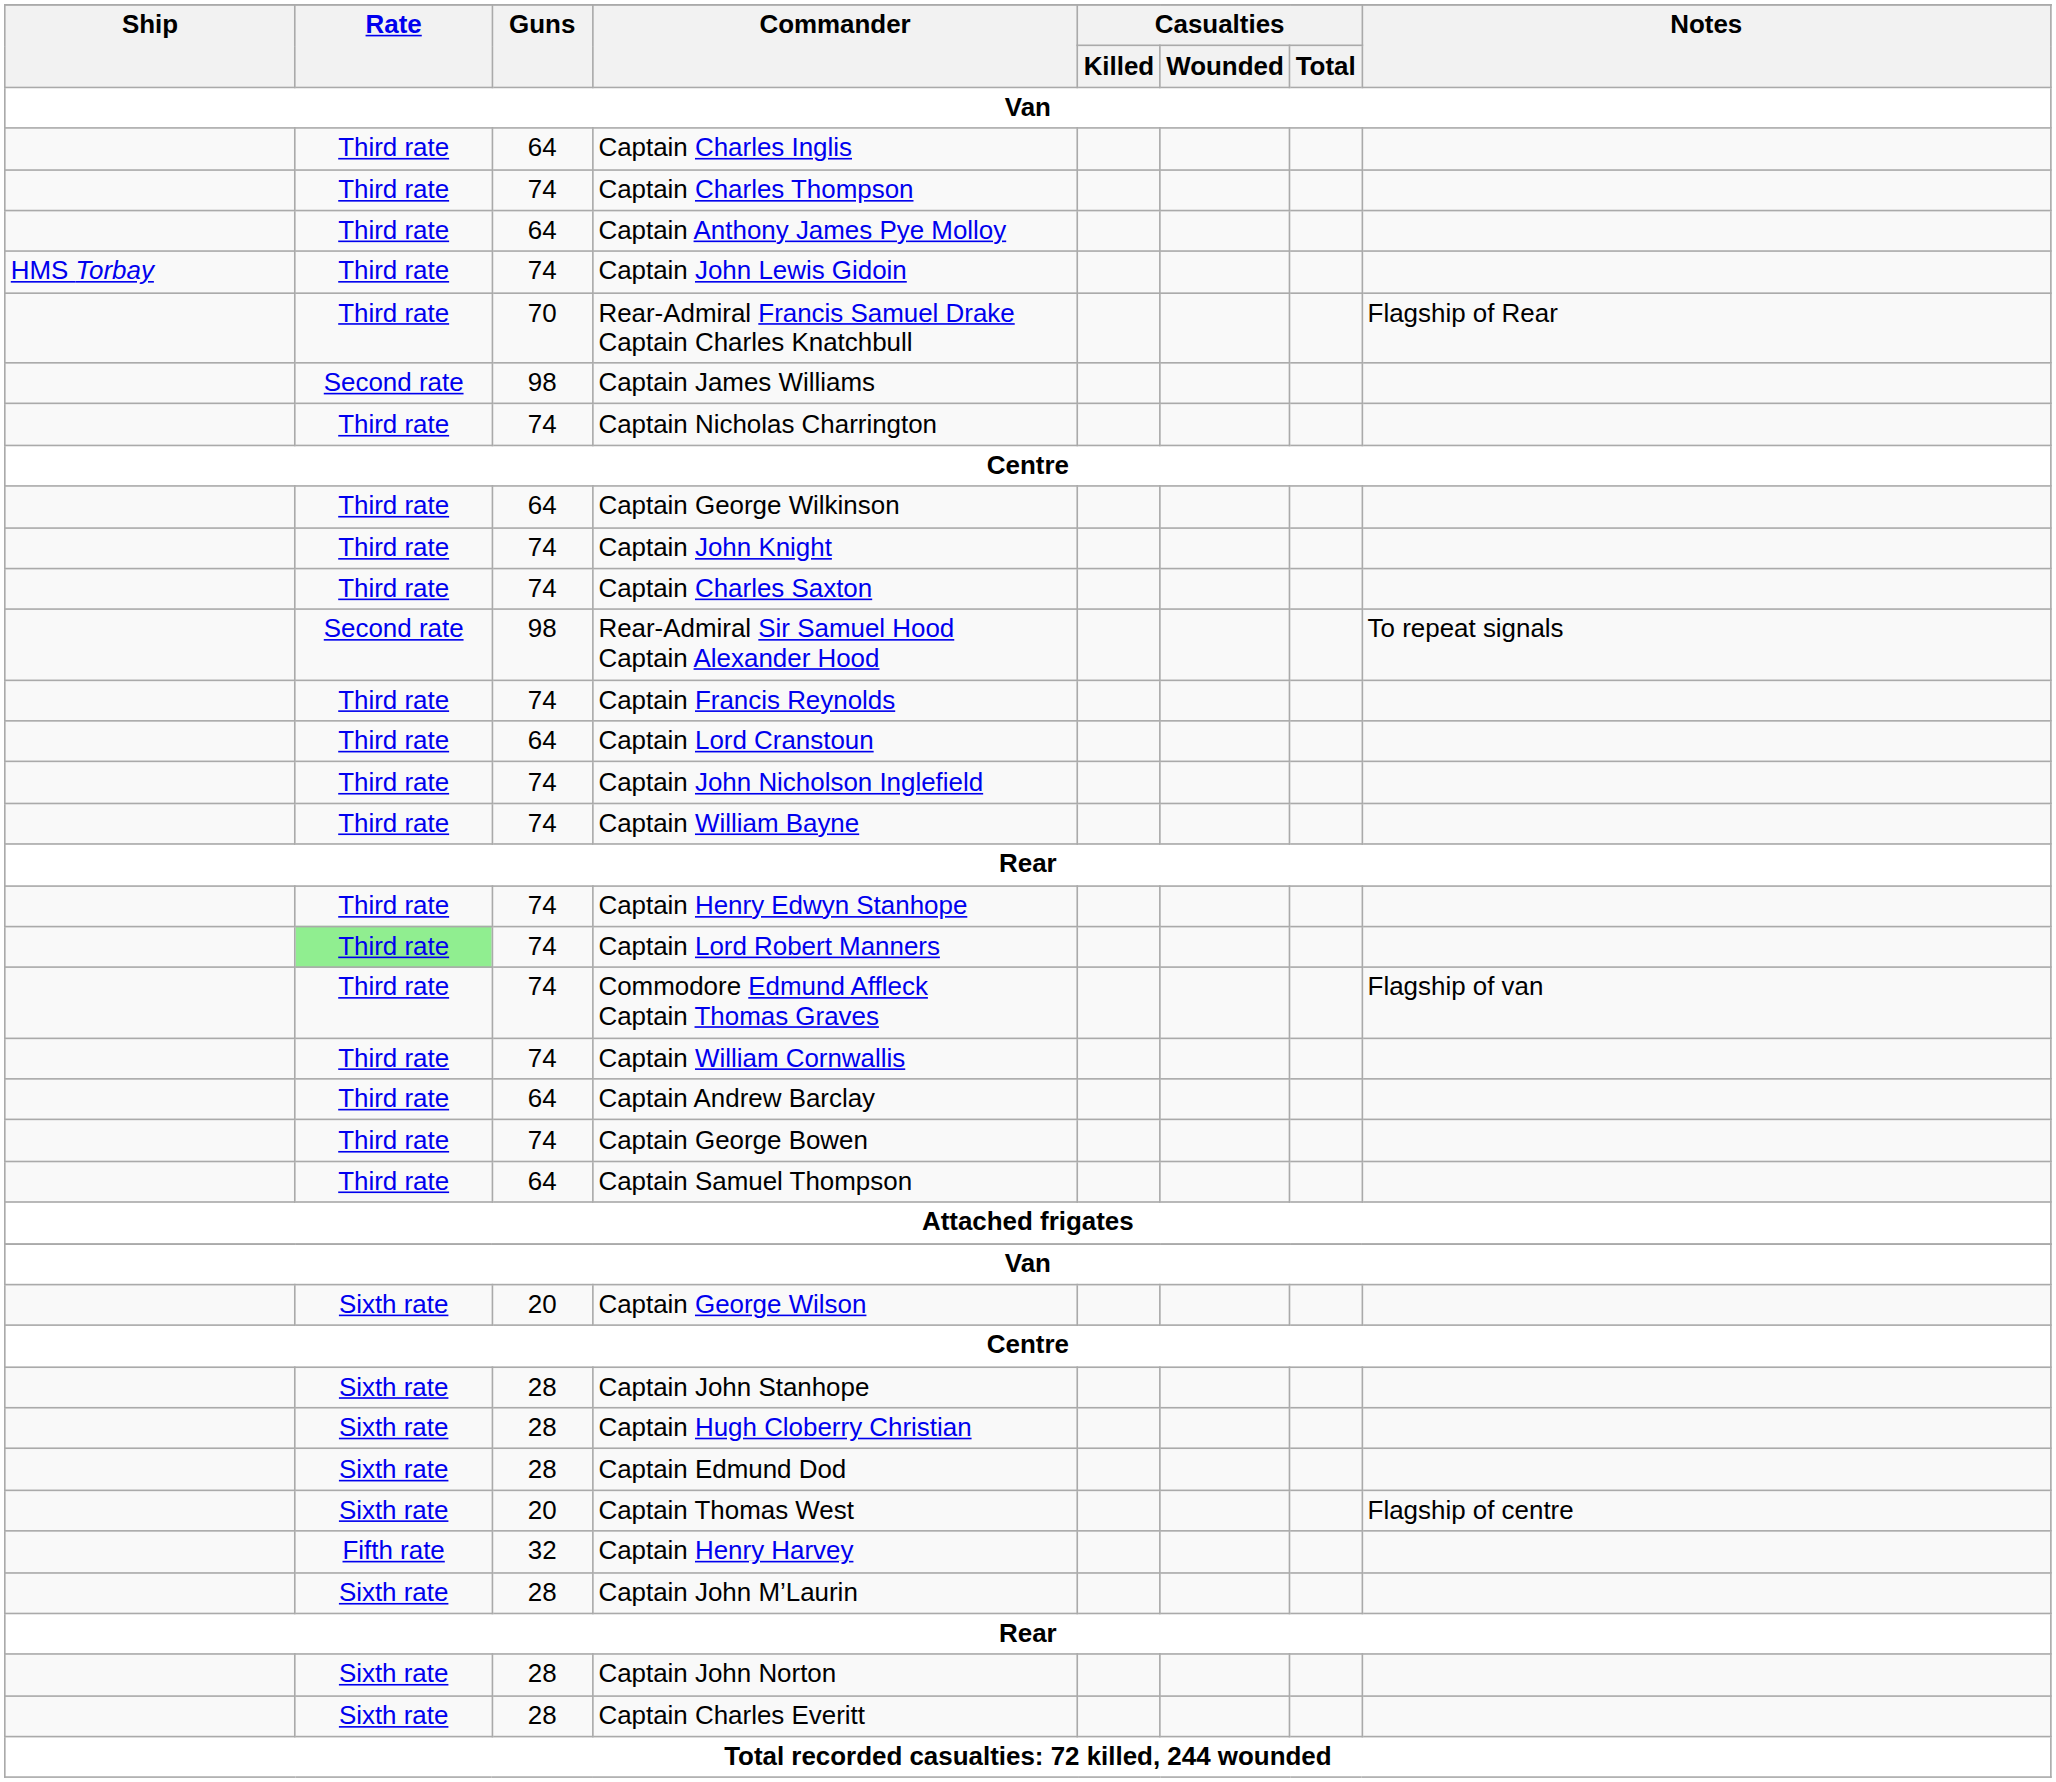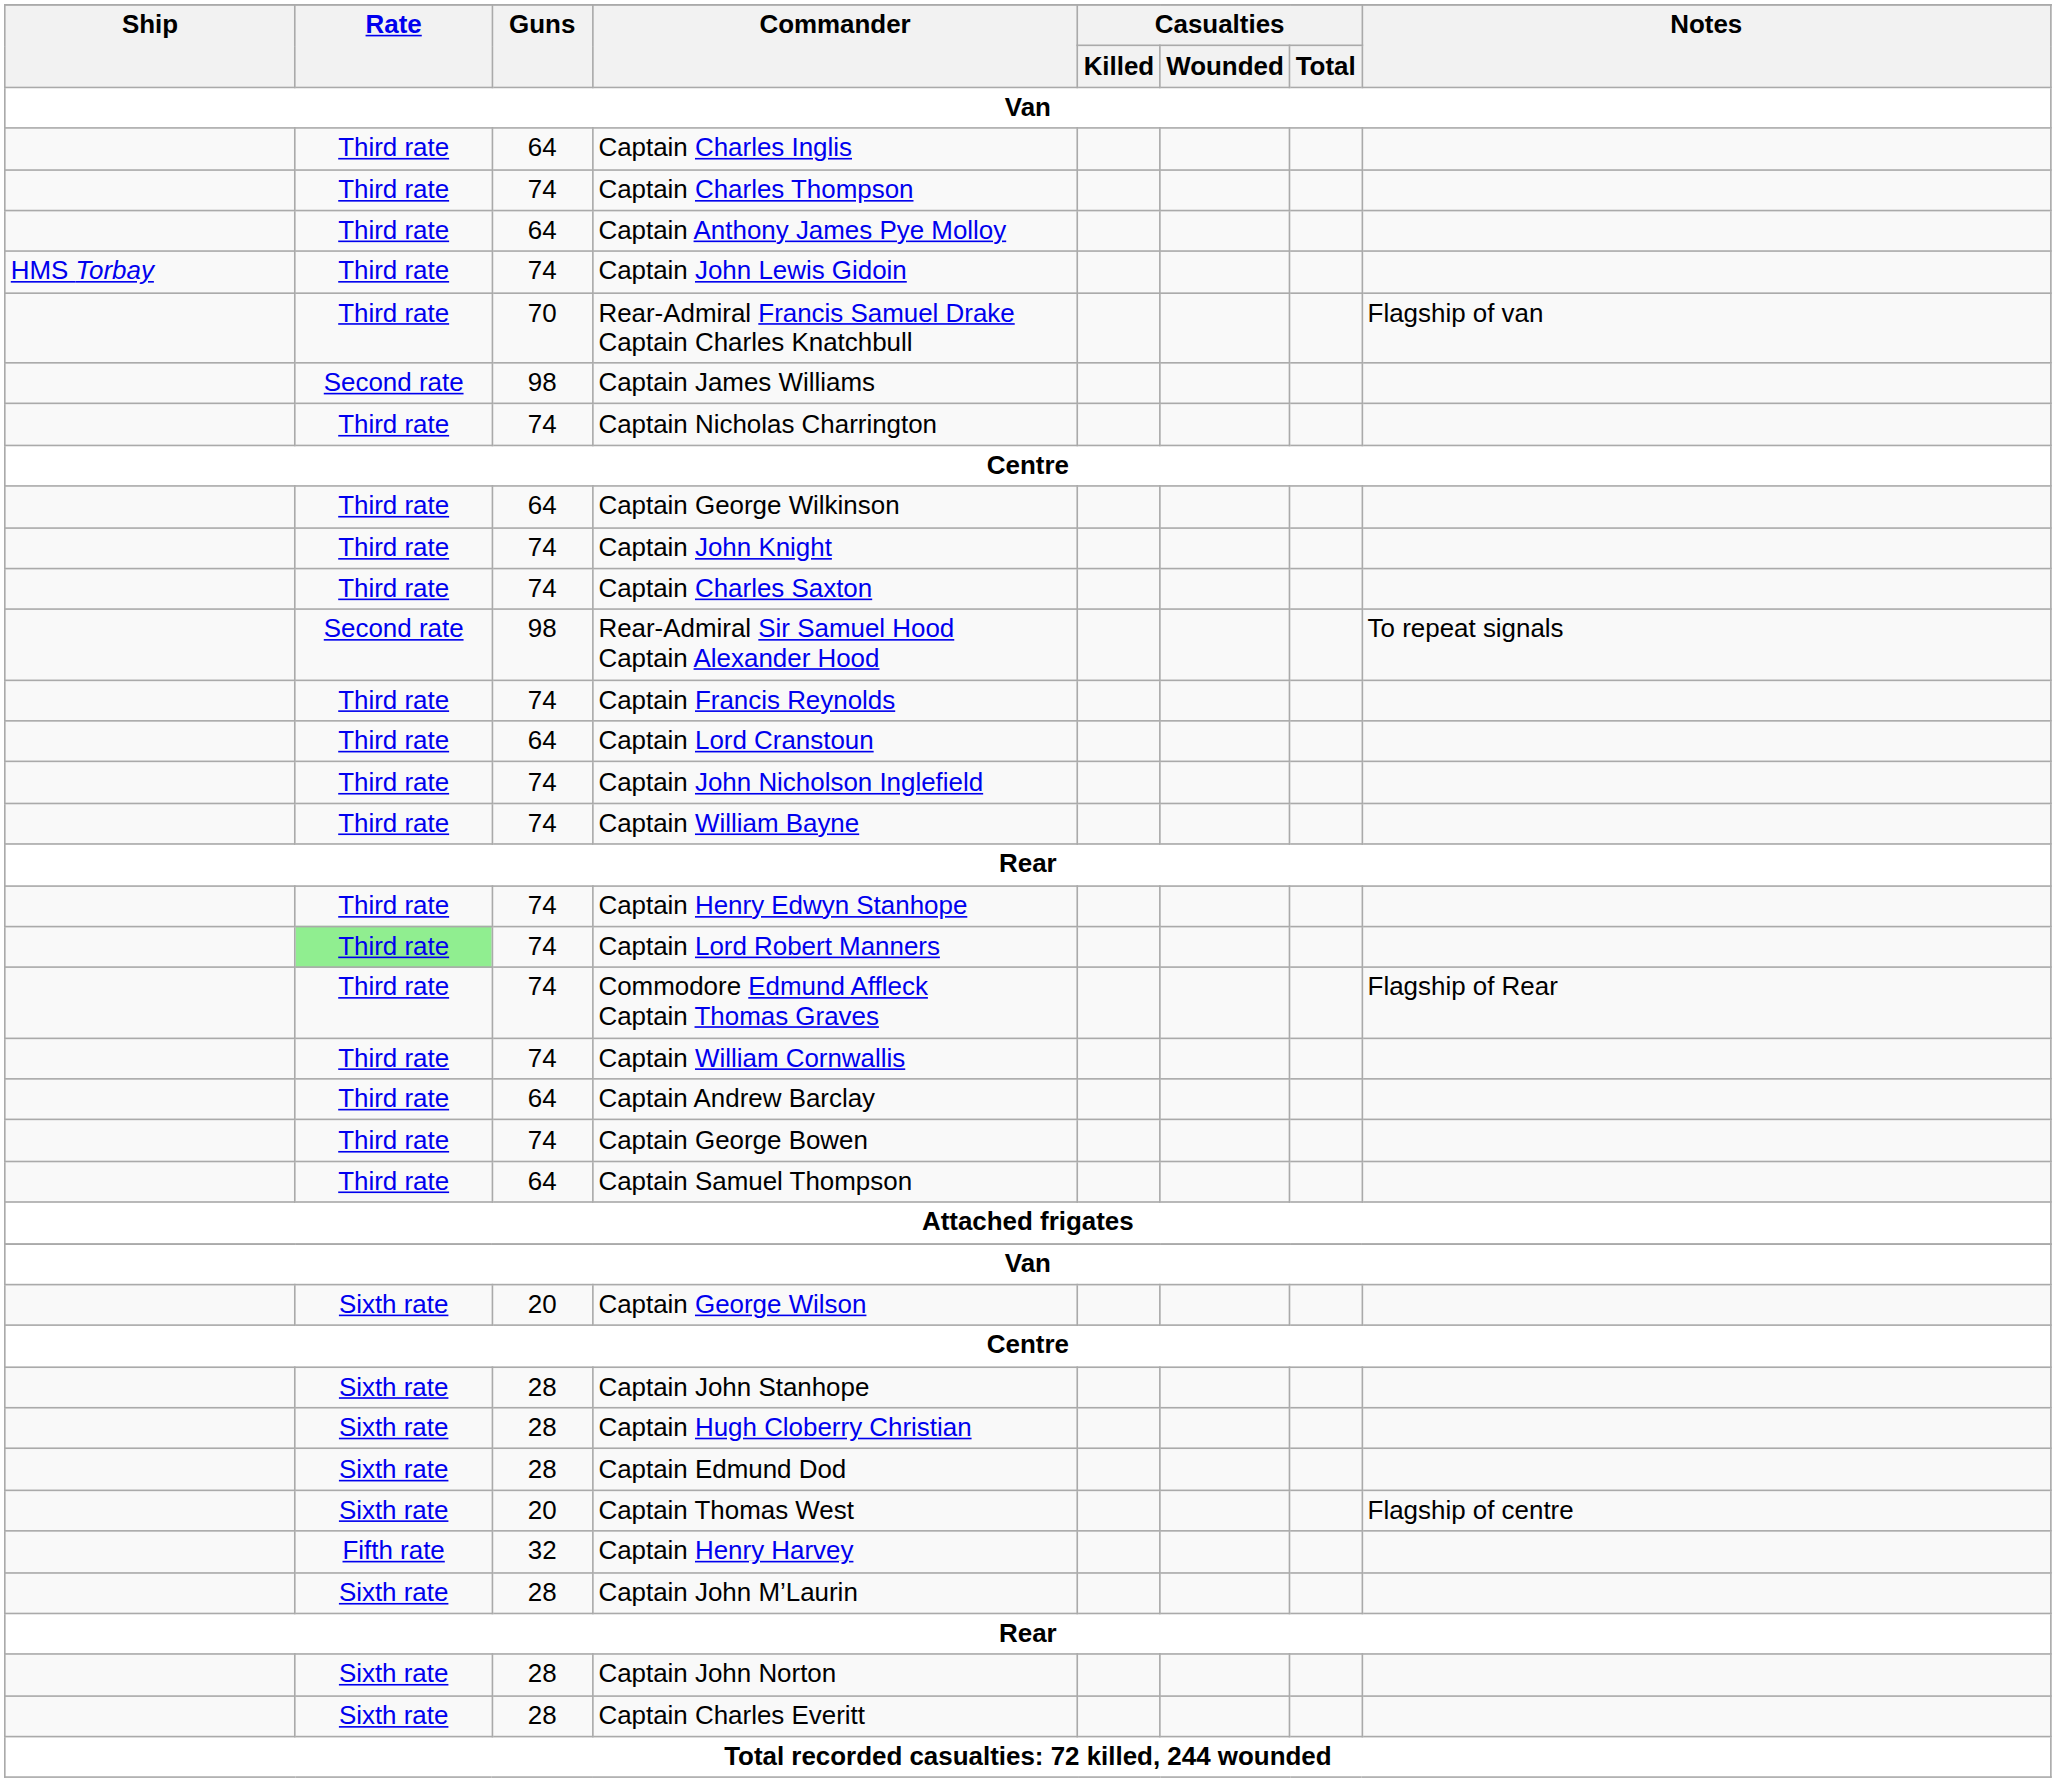(1463, 312) Flagship of Rear -> (1456, 312) Flagship of van
(1456, 987) Flagship of van -> (1463, 987) Flagship of Rear
